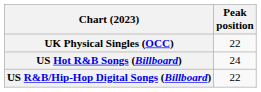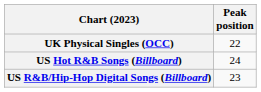(235, 78) 22 -> (235, 78) 23
